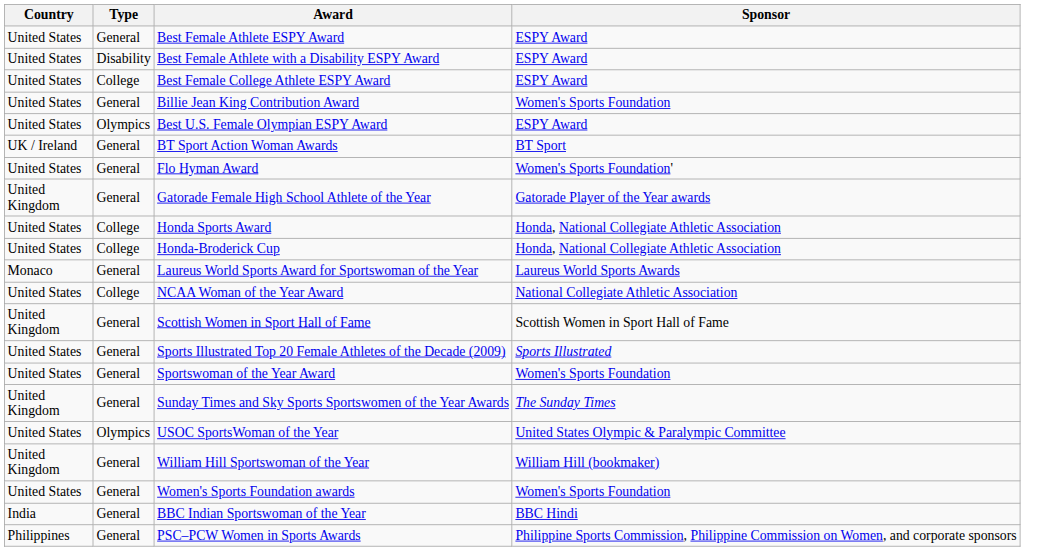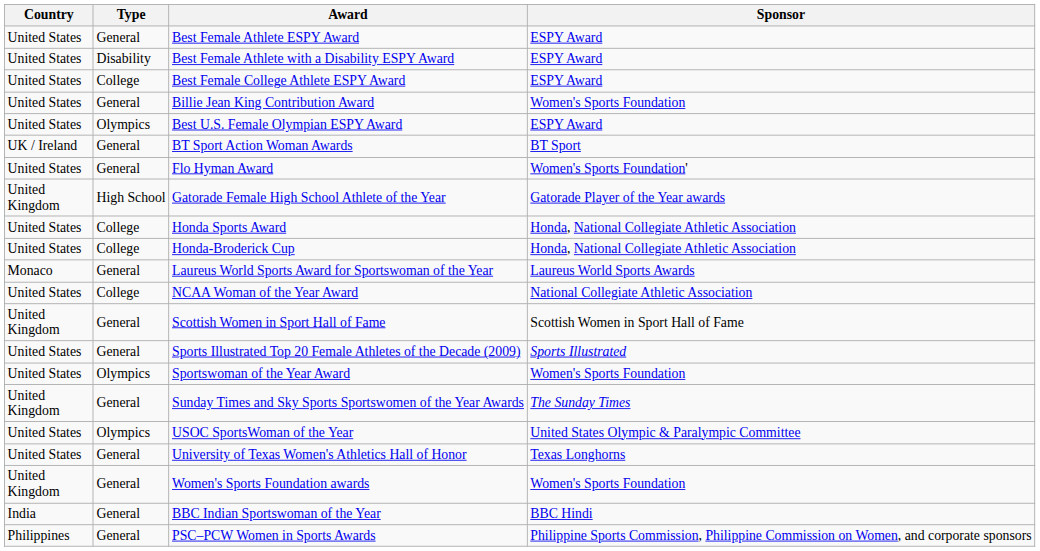(118, 197) General -> (131, 197) High School
(118, 373) General -> (123, 373) Olympics
+ row: (319, 454)
- row: (263, 462)
(44, 491) United States -> (34, 484) United Kingdom
